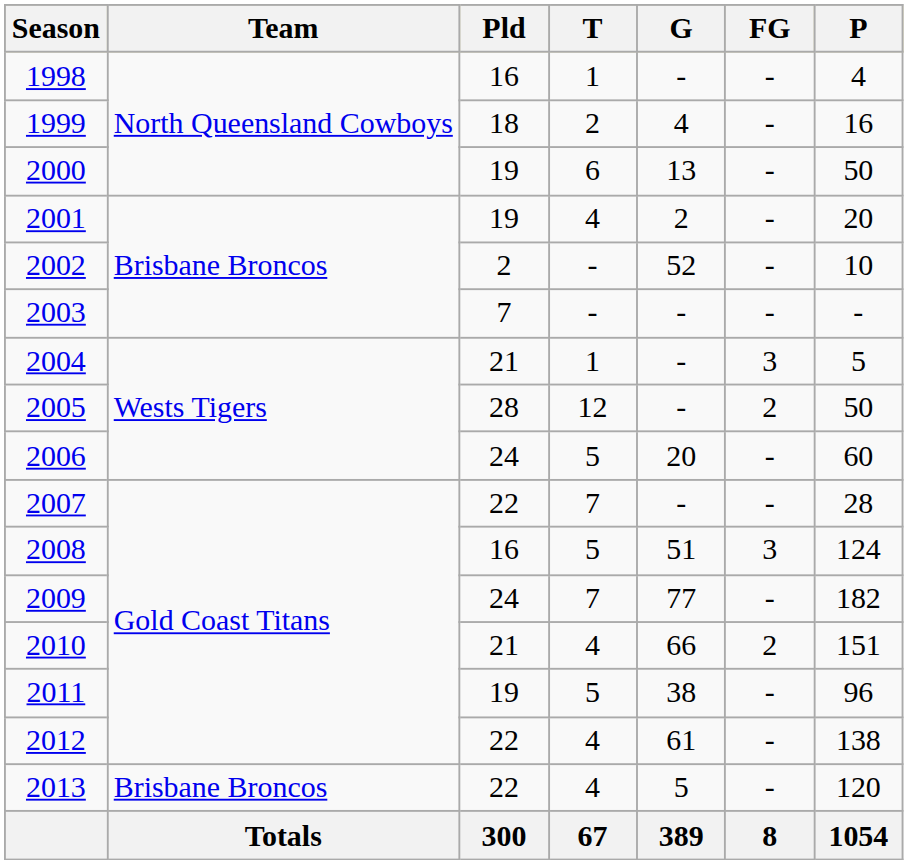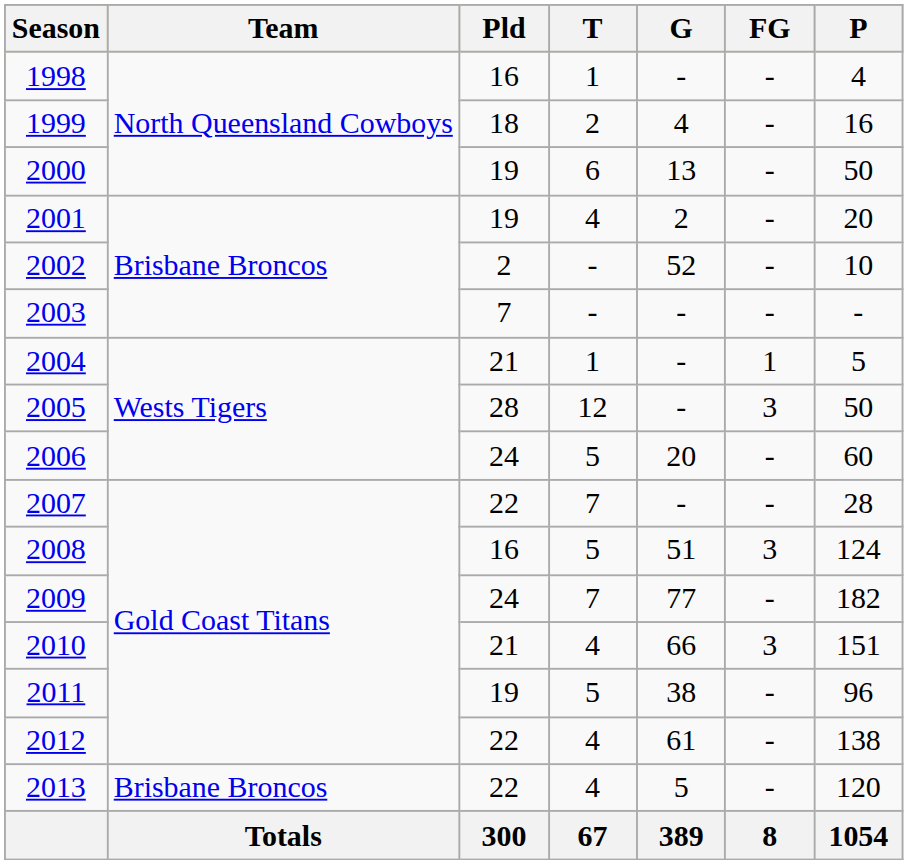(770, 360) 3 -> (770, 360) 1
(770, 407) 2 -> (770, 407) 3
(770, 645) 2 -> (770, 645) 3
